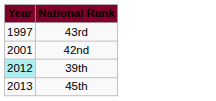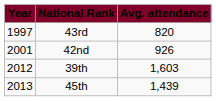+ column: (164, 13)
(20, 68) paleturquoise background -> (20, 68) no background
